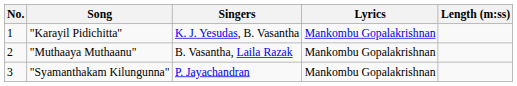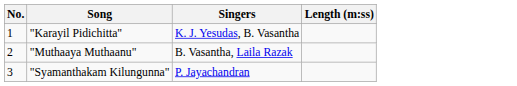- column: (370, 14)
